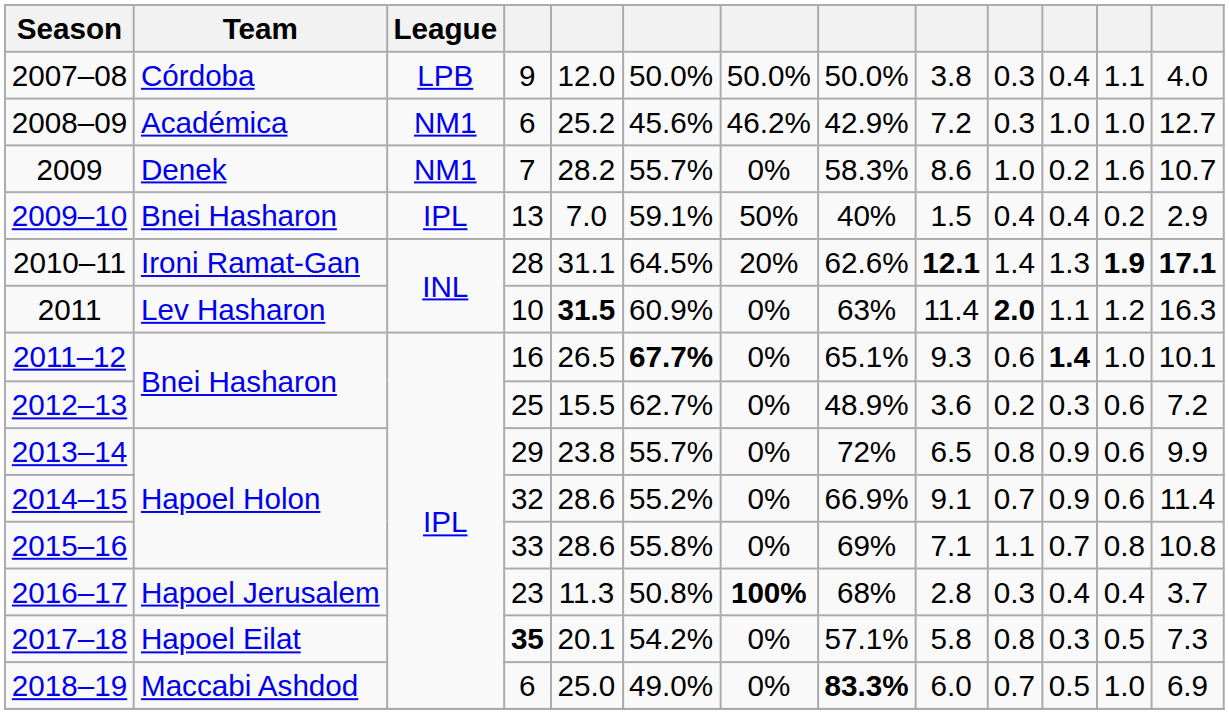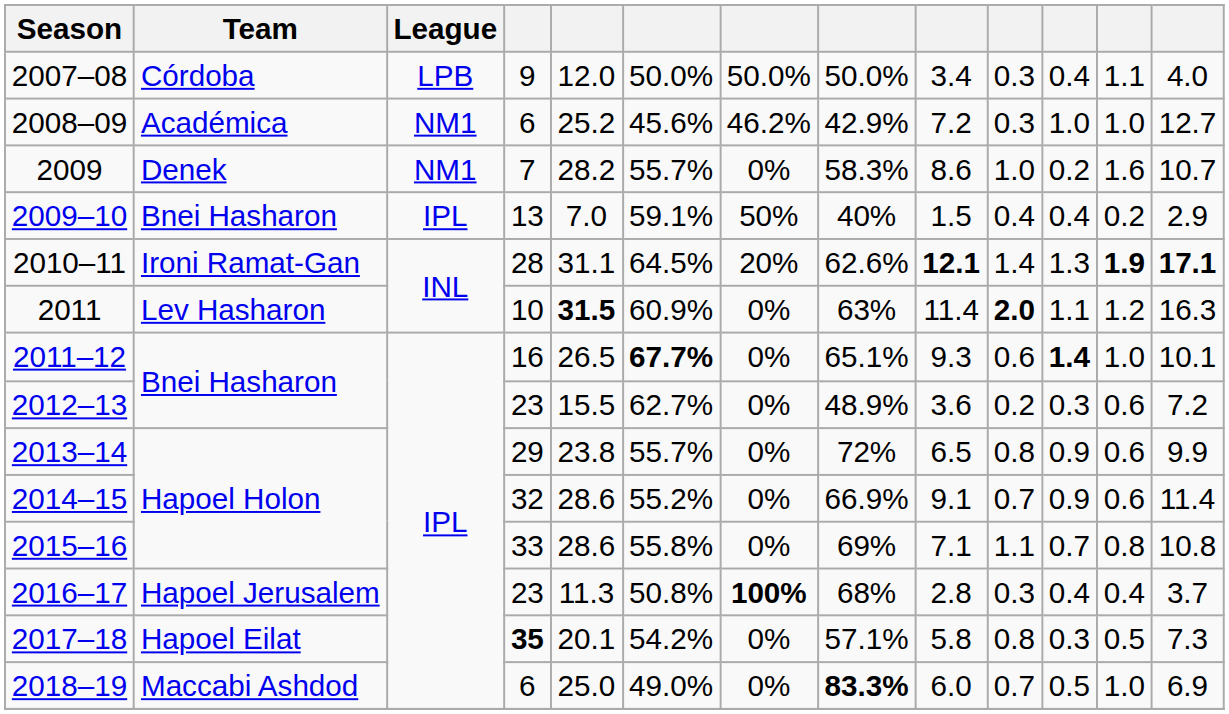(951, 76) 3.8 -> (951, 76) 3.4
(527, 404) 25 -> (527, 404) 23
